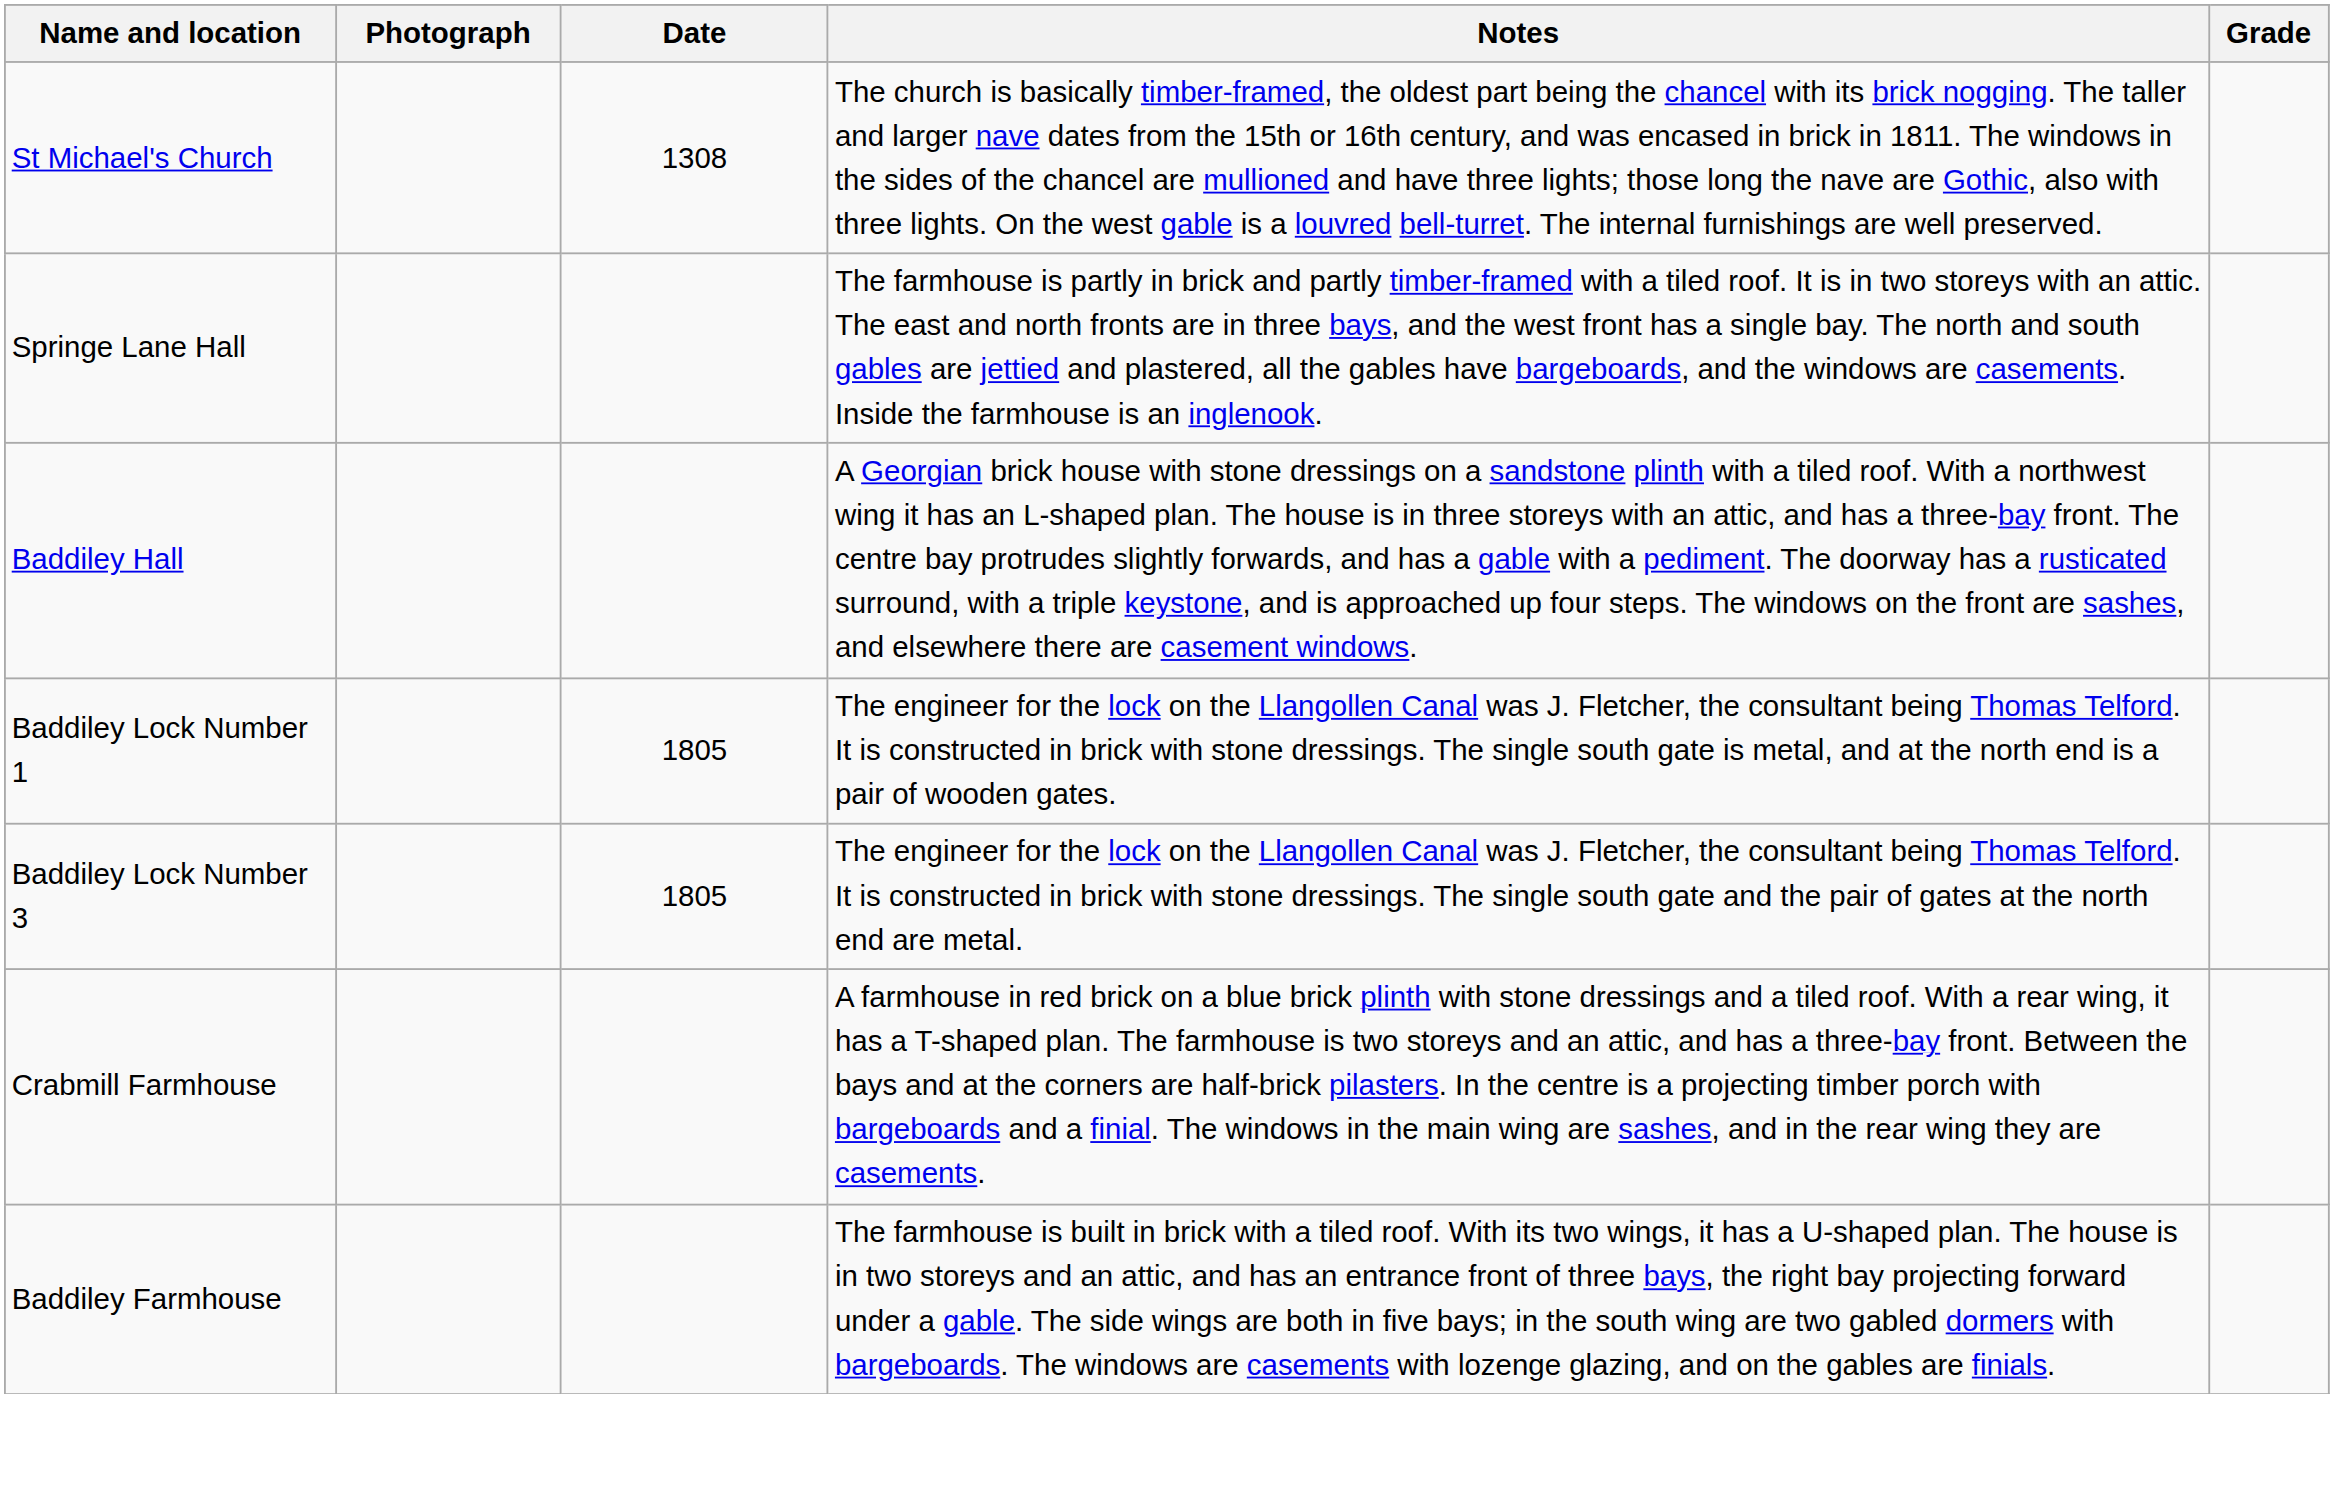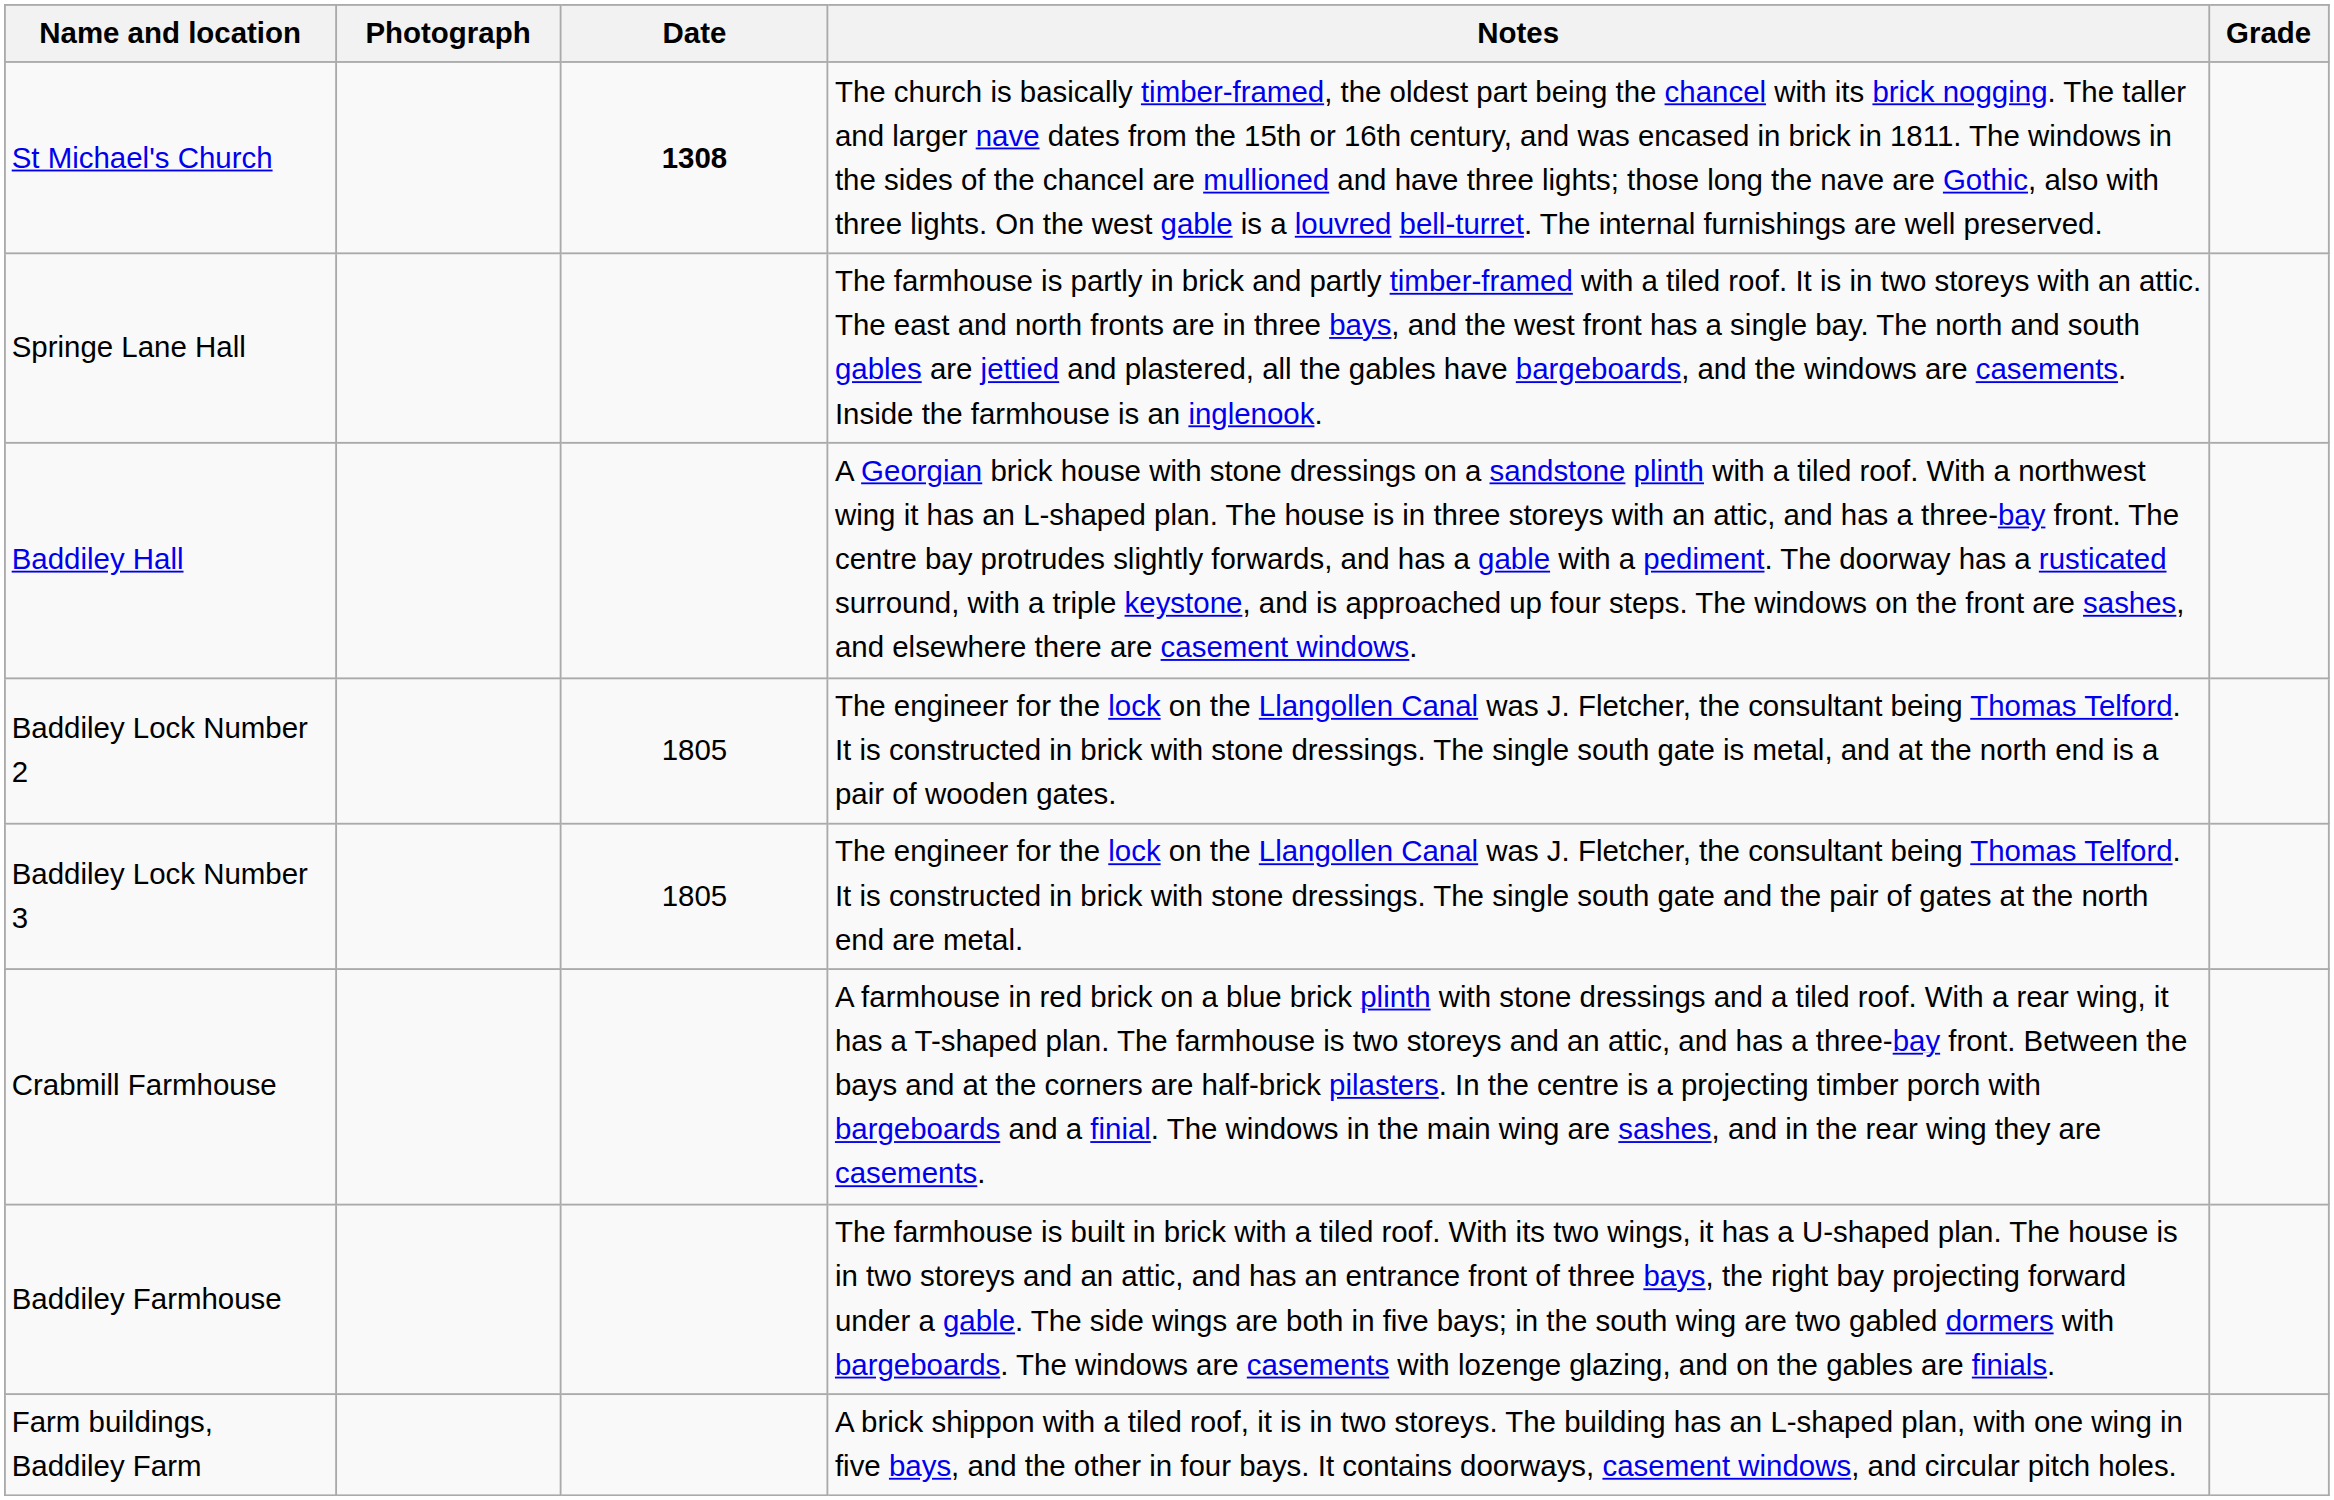(694, 157) normal -> (694, 157) bold
- row: (160, 750)
+ row: (160, 750)
+ row: (112, 1444)
